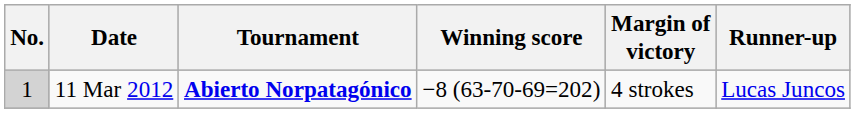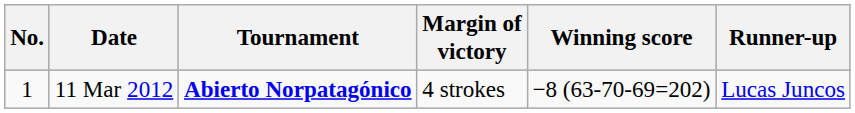columns swapped: (511, 37) <-> (661, 37)
(27, 89) lightgrey background -> (27, 89) no background
